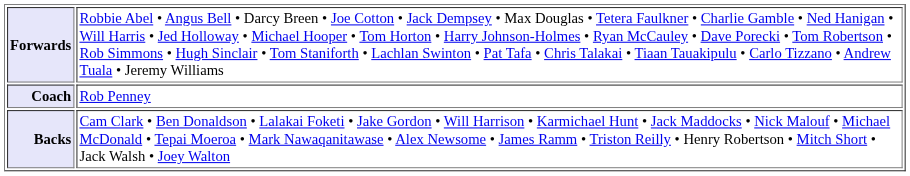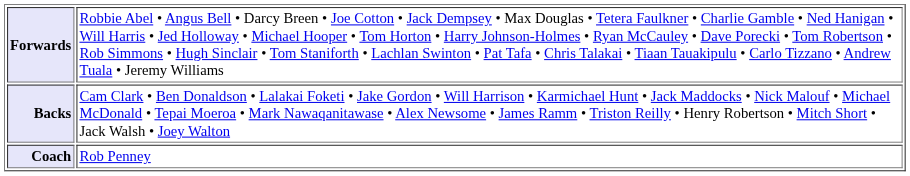rows swapped: (53, 139) <-> (51, 96)
